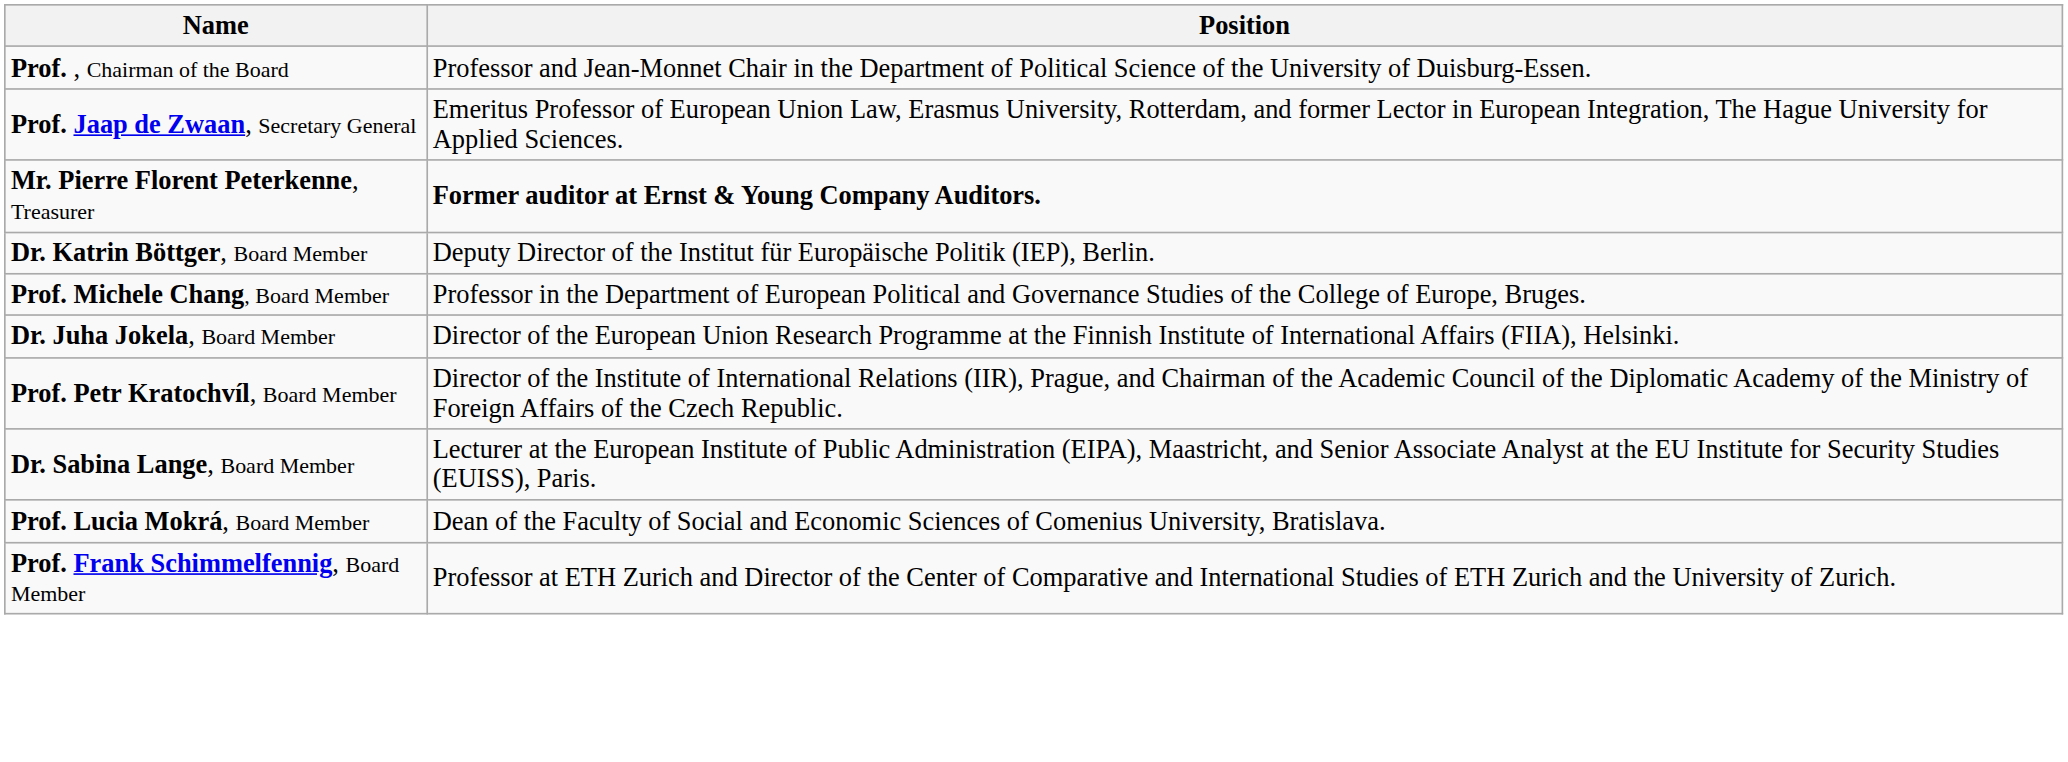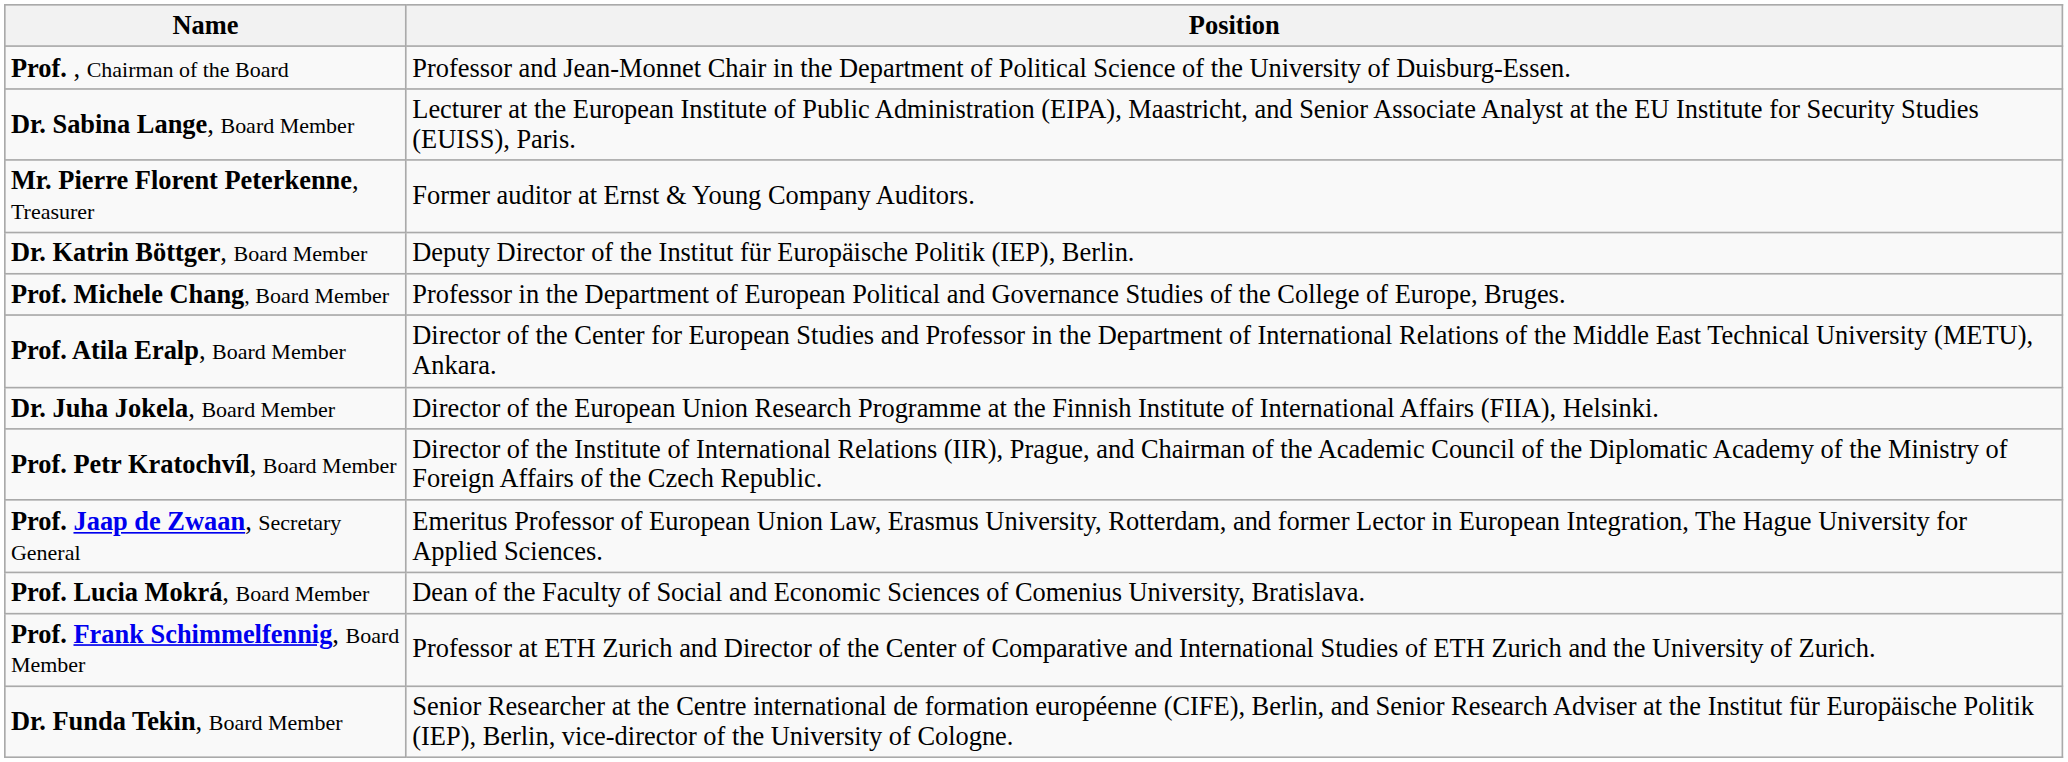rows swapped: (214, 124) <-> (183, 464)
(737, 195) bold -> (694, 195) normal
+ row: (178, 350)
+ row: (177, 720)
